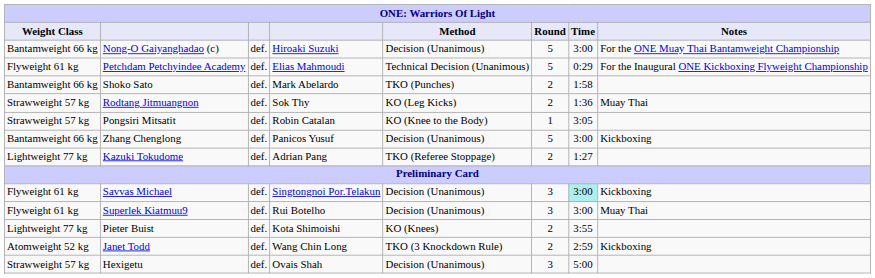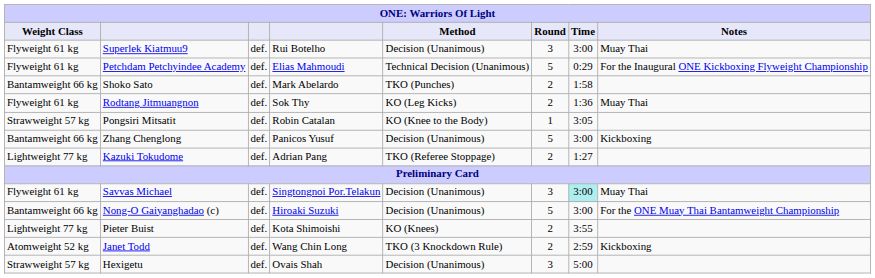rows swapped: (161, 49) <-> (145, 210)
(48, 102) Strawweight 57 kg -> (43, 102) Flyweight 61 kg
(626, 192) Kickboxing -> (624, 192) Muay Thai
